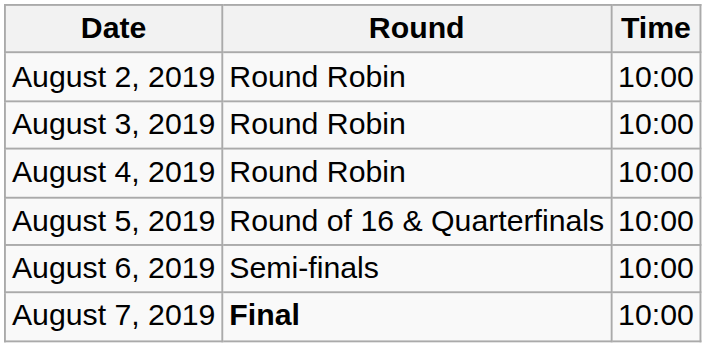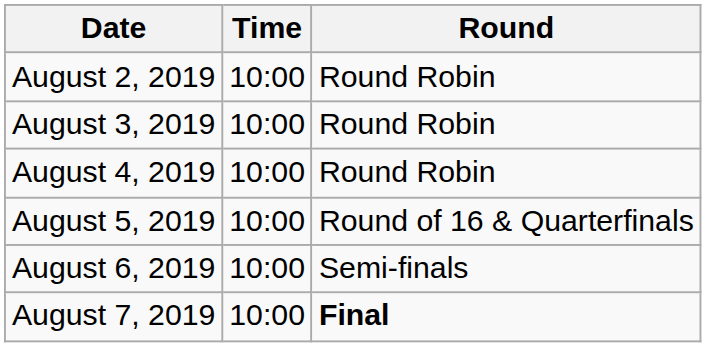columns swapped: (656, 28) <-> (417, 28)
